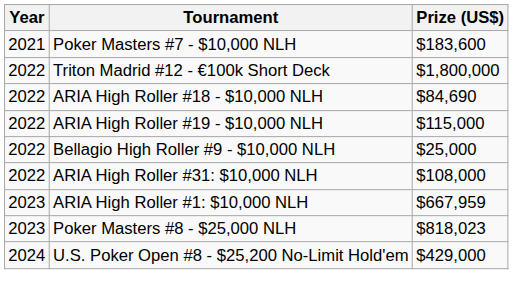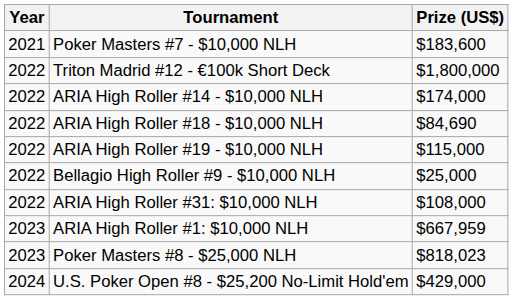+ row: (188, 96)
